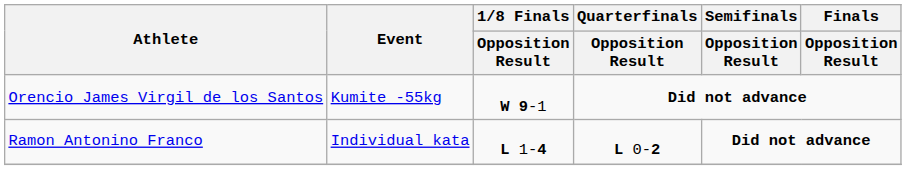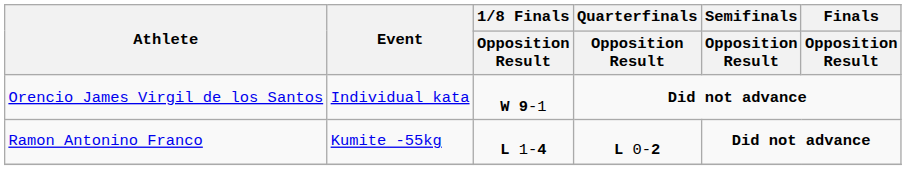(386, 97) Kumite -55kg -> (400, 97) Individual kata
(400, 141) Individual kata -> (386, 141) Kumite -55kg
